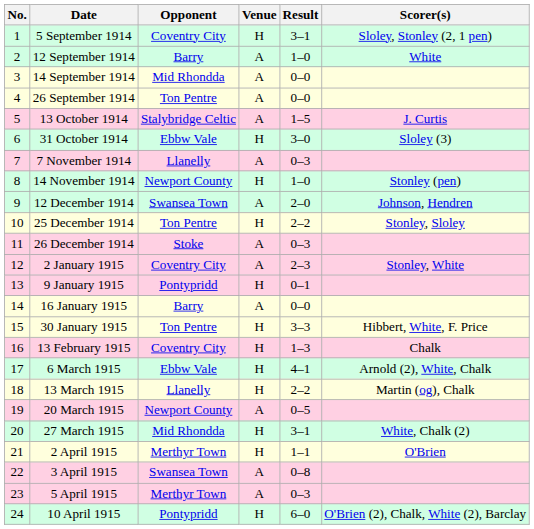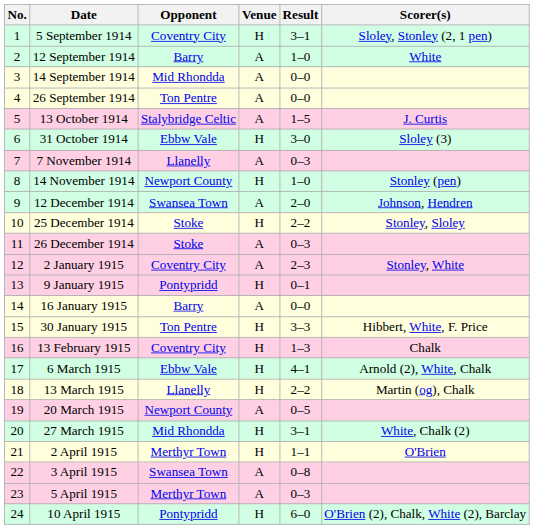(188, 222) Ton Pentre -> (188, 222) Stoke
